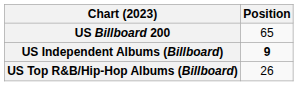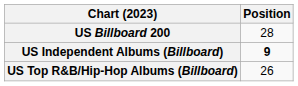(267, 33) 65 -> (267, 33) 28
